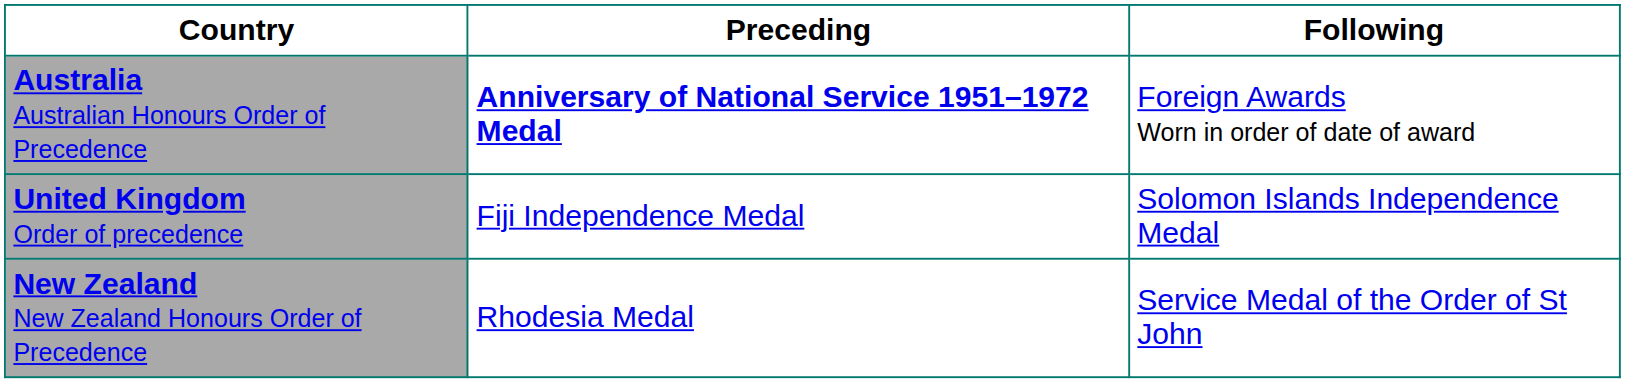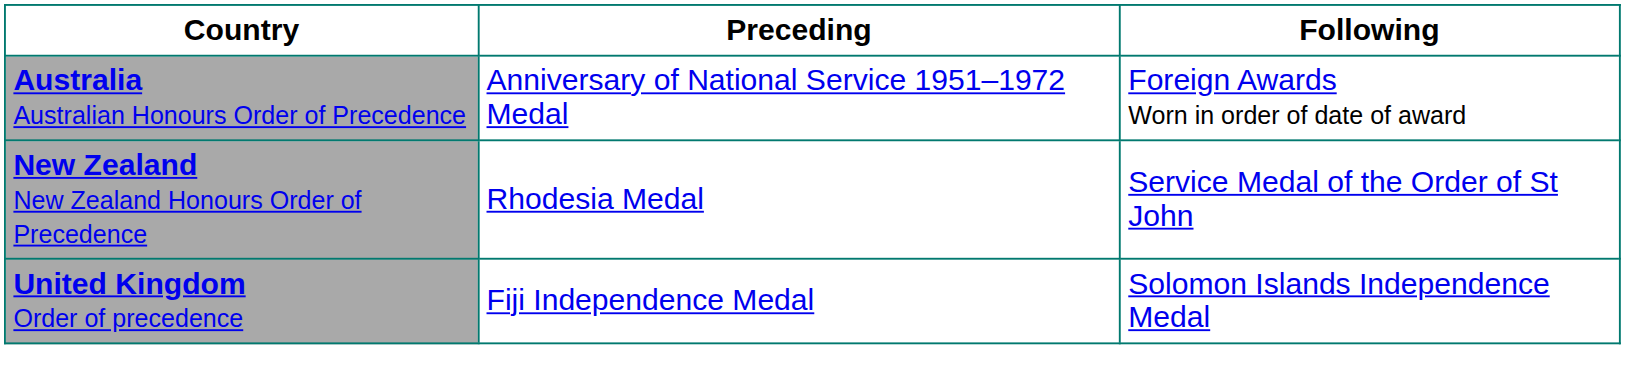(783, 114) bold -> (776, 97) normal
rows swapped: (187, 317) <-> (130, 216)
